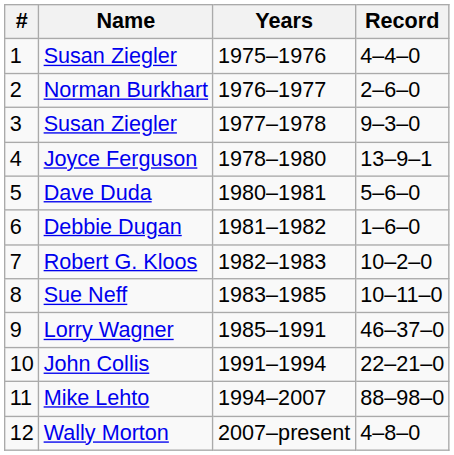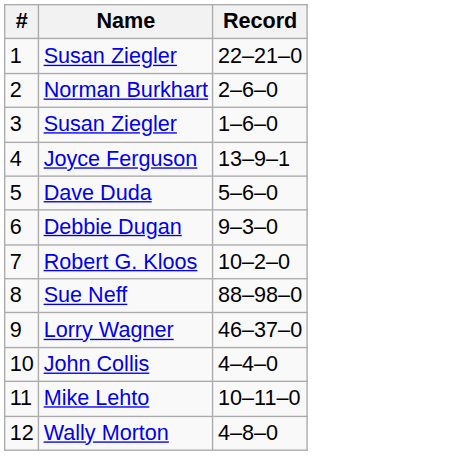- column: (284, 21)
(390, 55) 4–4–0 -> (260, 55) 22–21–0
(390, 124) 9–3–0 -> (248, 124) 1–6–0
(390, 227) 1–6–0 -> (248, 227) 9–3–0
(401, 295) 10–11–0 -> (260, 295) 88–98–0
(402, 364) 22–21–0 -> (248, 364) 4–4–0
(402, 398) 88–98–0 -> (259, 398) 10–11–0
